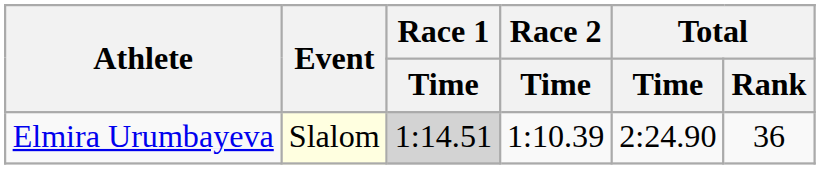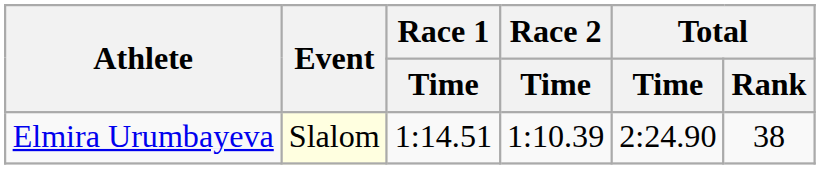(443, 137) lightgrey background -> (443, 137) no background
(769, 137) 36 -> (769, 137) 38
